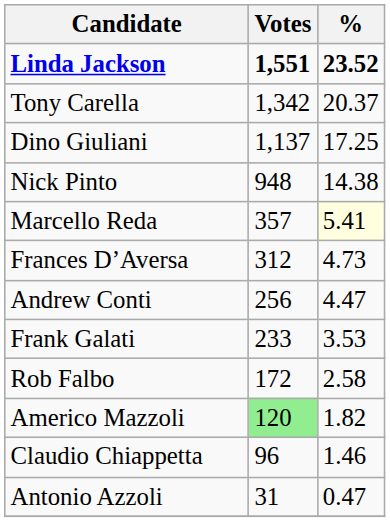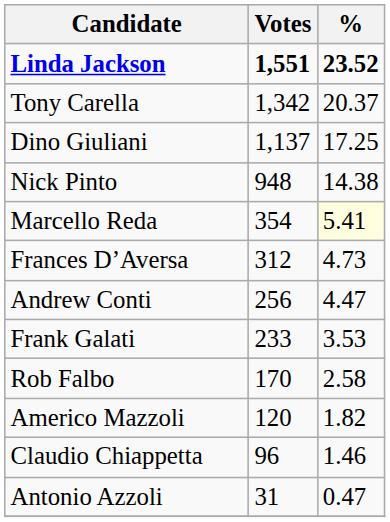(273, 220) 357 -> (273, 220) 354
(273, 378) 172 -> (273, 378) 170
(273, 417) lightgreen background -> (273, 417) no background
